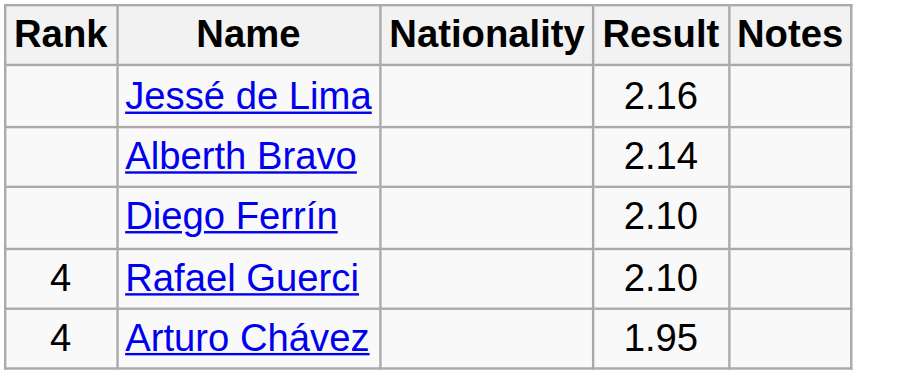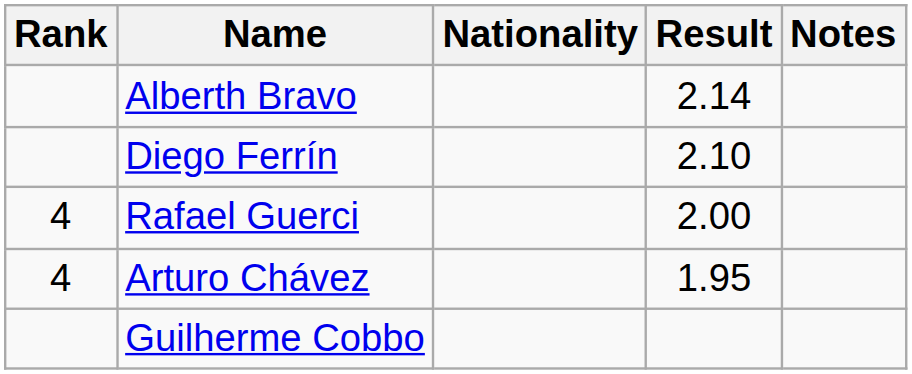- row: (248, 95)
(661, 277) 2.10 -> (714, 216) 2.00
+ row: (275, 338)
